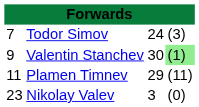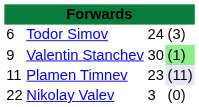(10, 34) 7 -> (10, 34) 6
(156, 75) 29 -> (156, 75) 23
(180, 75) no background -> (180, 75) lavender background
(14, 95) 23 -> (14, 95) 22
